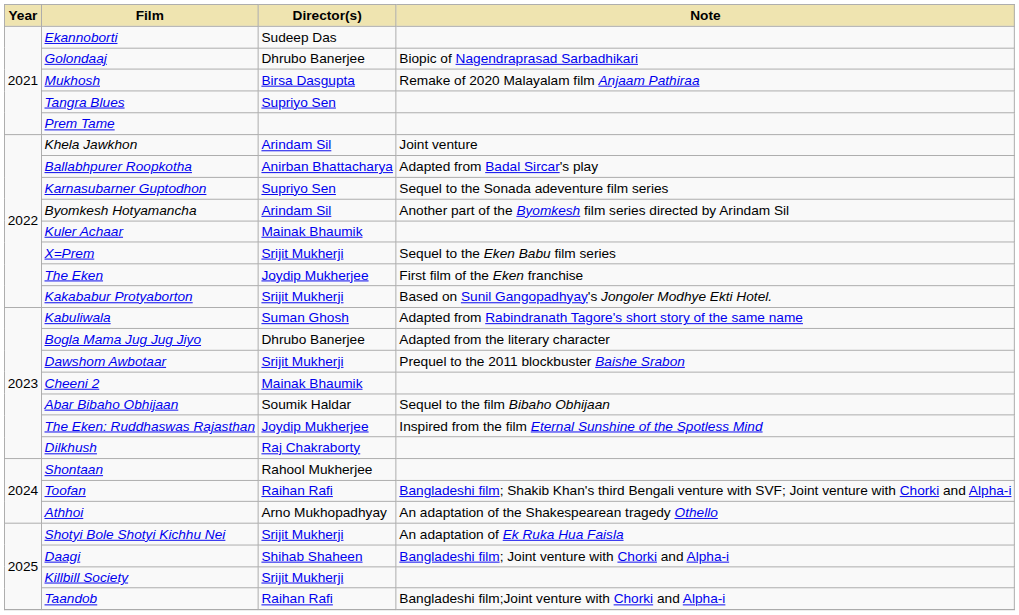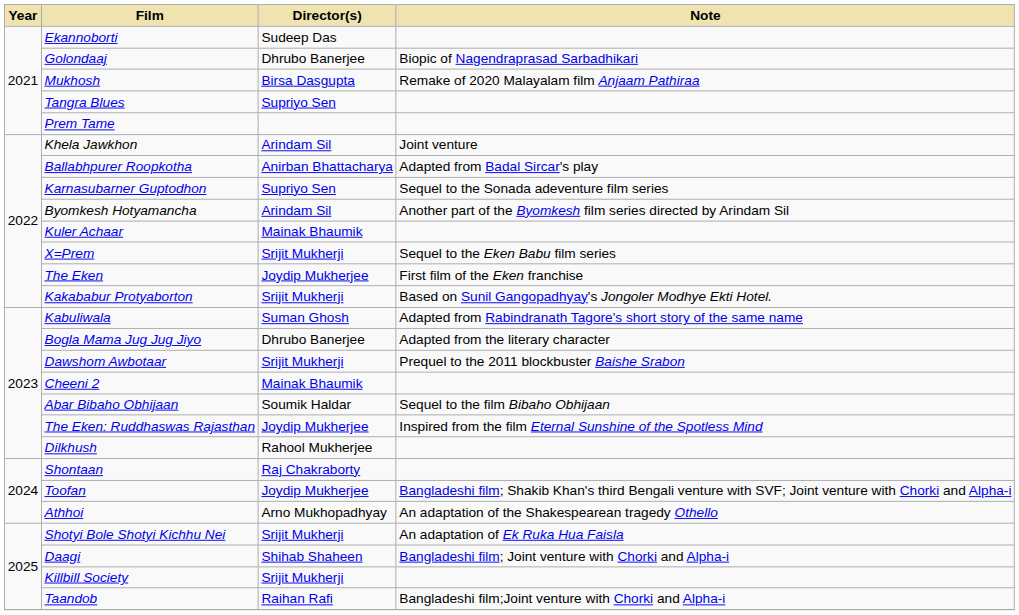(311, 448) Raj Chakraborty -> (317, 448) Rahool Mukherjee
(317, 470) Rahool Mukherjee -> (311, 470) Raj Chakraborty
(297, 491) Raihan Rafi -> (315, 491) Joydip Mukherjee
